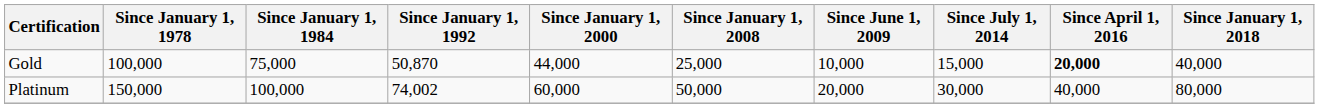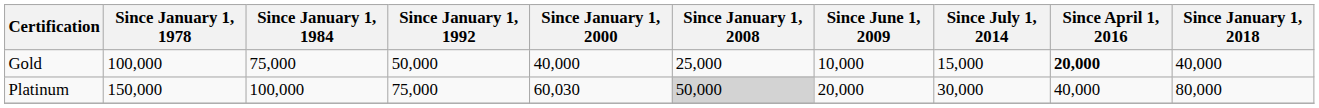(415, 63) 50,870 -> (415, 63) 50,000
(557, 63) 44,000 -> (557, 63) 40,000
(415, 90) 74,002 -> (415, 90) 75,000
(557, 90) 60,000 -> (557, 90) 60,030
(699, 90) no background -> (699, 90) lightgrey background
